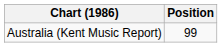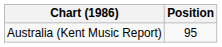(191, 32) 99 -> (191, 32) 95
